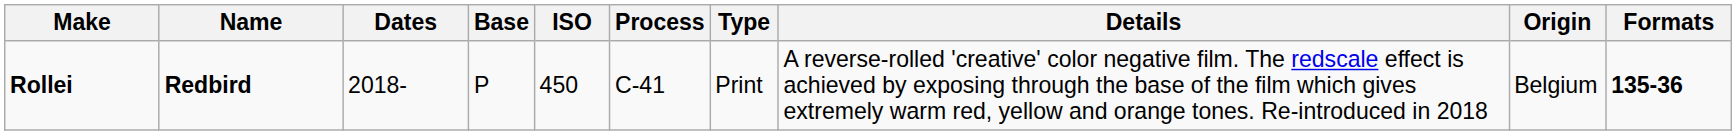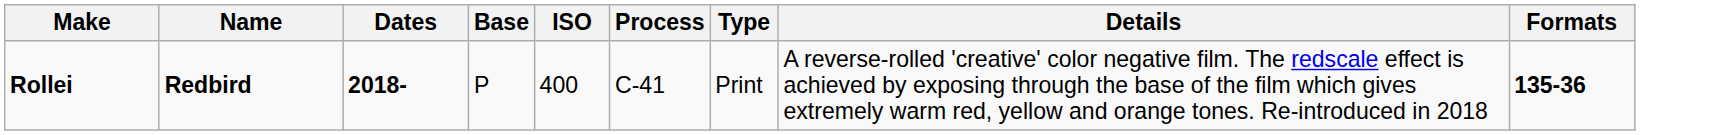- column: (1557, 22)
(378, 85) normal -> (378, 85) bold
(559, 85) 450 -> (559, 85) 400
